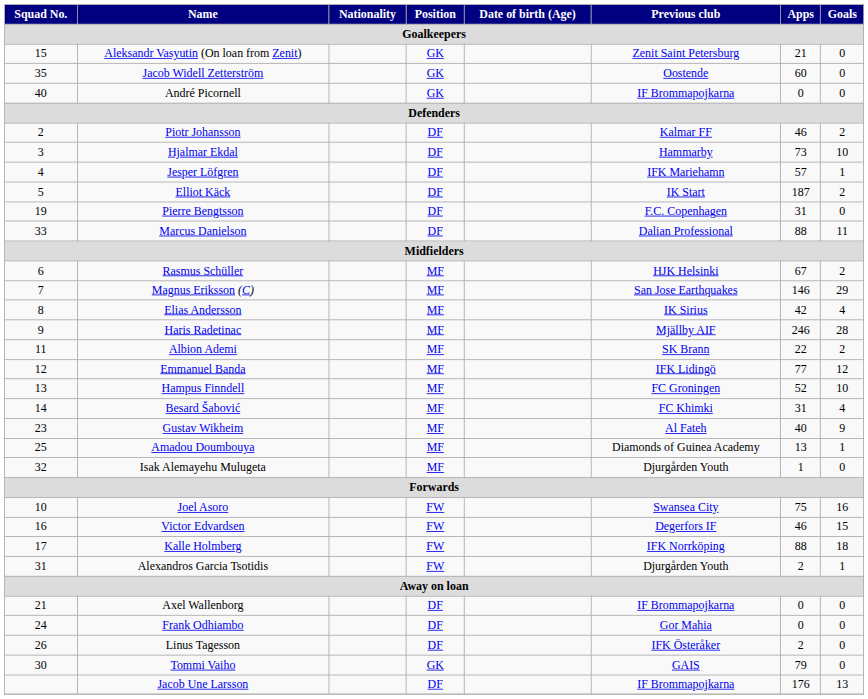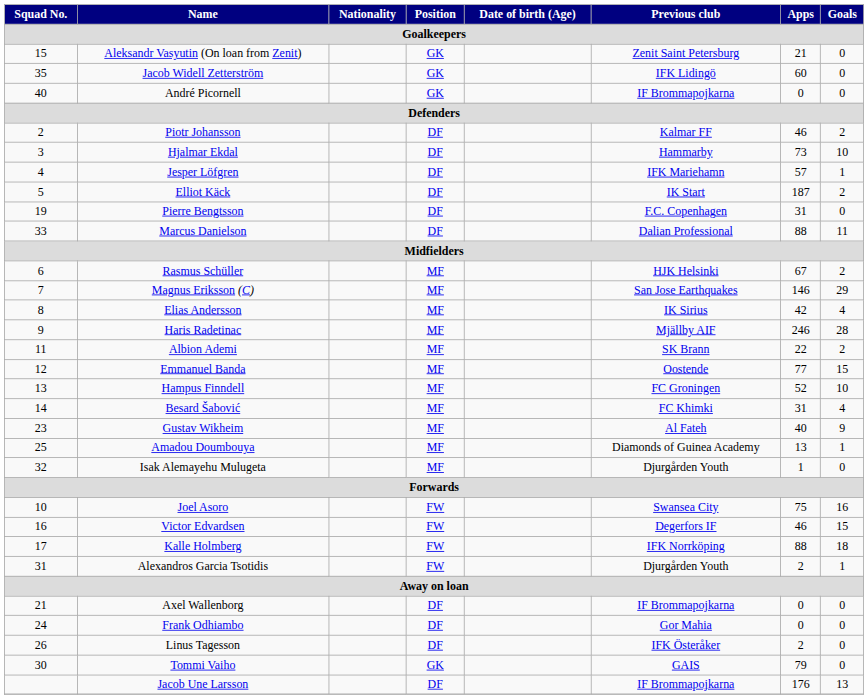(686, 73) Oostende -> (686, 73) IFK Lidingö
(686, 369) IFK Lidingö -> (686, 369) Oostende
(842, 369) 12 -> (842, 369) 15
